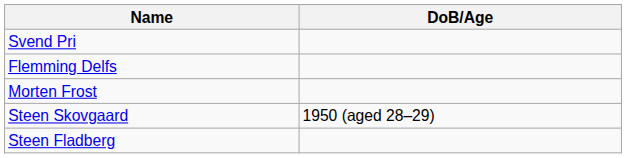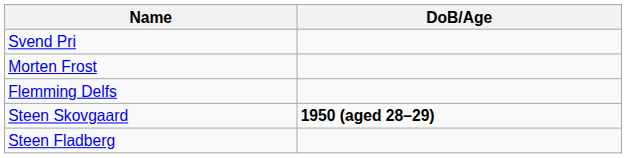rows swapped: (62, 67) <-> (52, 91)
(369, 116) normal -> (368, 116) bold
